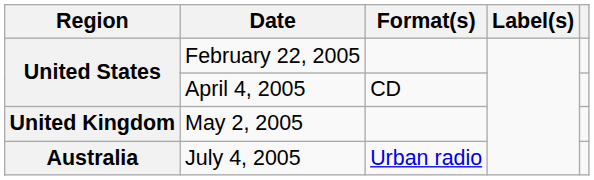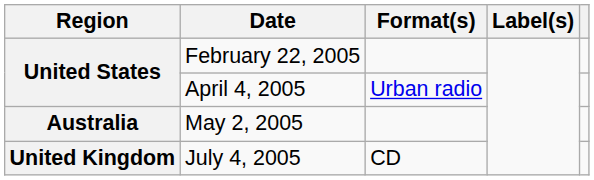(386, 89) CD -> (426, 89) Urban radio
(92, 123) United Kingdom -> (92, 123) Australia
(92, 157) Australia -> (92, 157) United Kingdom
(426, 157) Urban radio -> (386, 157) CD
